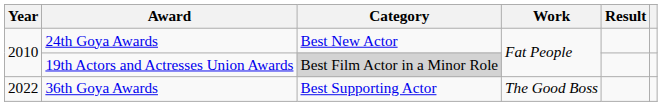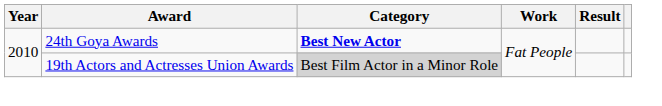(349, 40) normal -> (351, 40) bold
- row: (102, 88)
